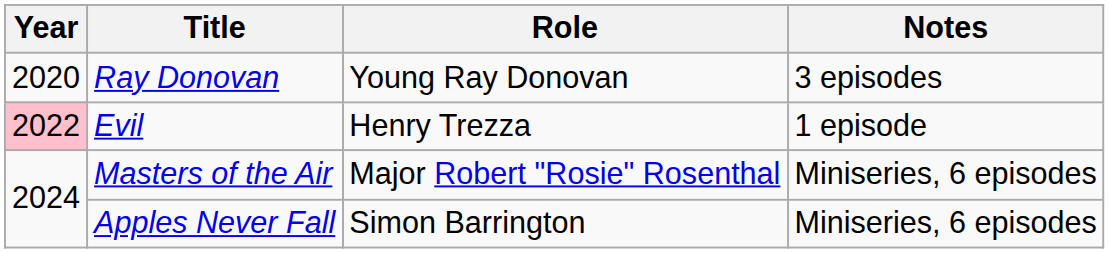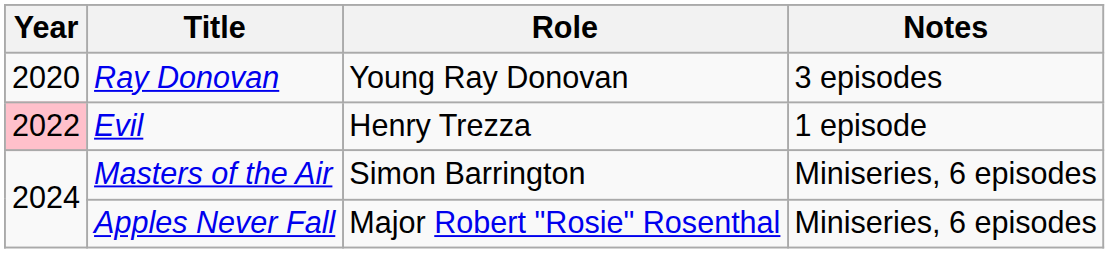(565, 174) Major Robert "Rosie" Rosenthal -> (467, 174) Simon Barrington
(467, 222) Simon Barrington -> (565, 222) Major Robert "Rosie" Rosenthal
